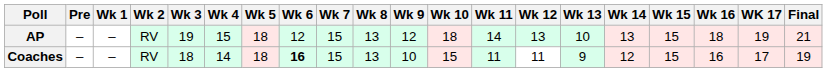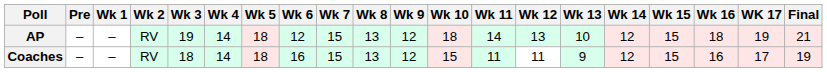(223, 36) 15 -> (223, 36) 14
(627, 36) 13 -> (627, 36) 12
(298, 57) bold -> (298, 57) normal
(409, 57) 10 -> (409, 57) 12
